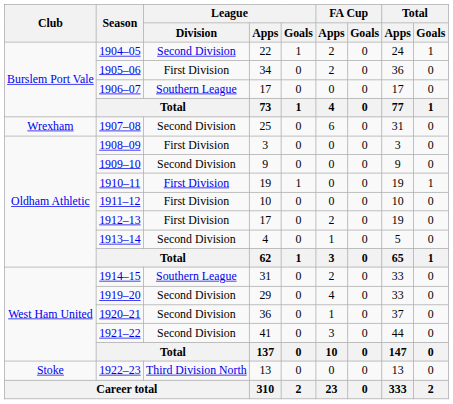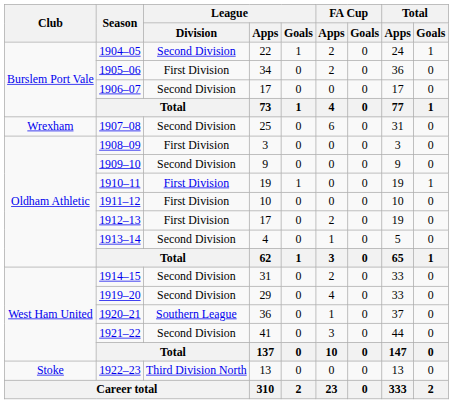(196, 88) Southern League -> (196, 88) Second Division
(196, 276) Southern League -> (196, 276) Second Division
(196, 314) Second Division -> (196, 314) Southern League
